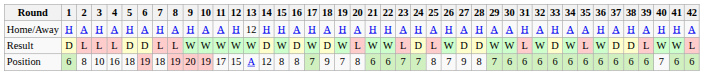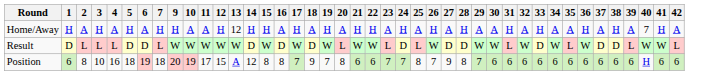- column: (175, 12)
(661, 29) H -> (646, 29) 7
(661, 62) 7 -> (646, 62) H
